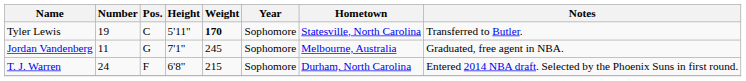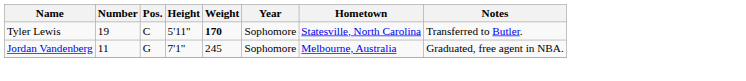- row: (34, 66)
